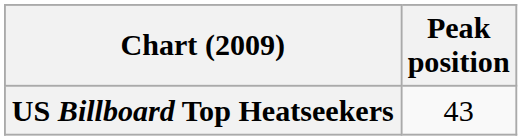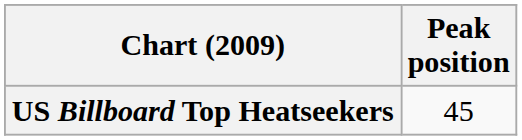(459, 109) 43 -> (459, 109) 45
